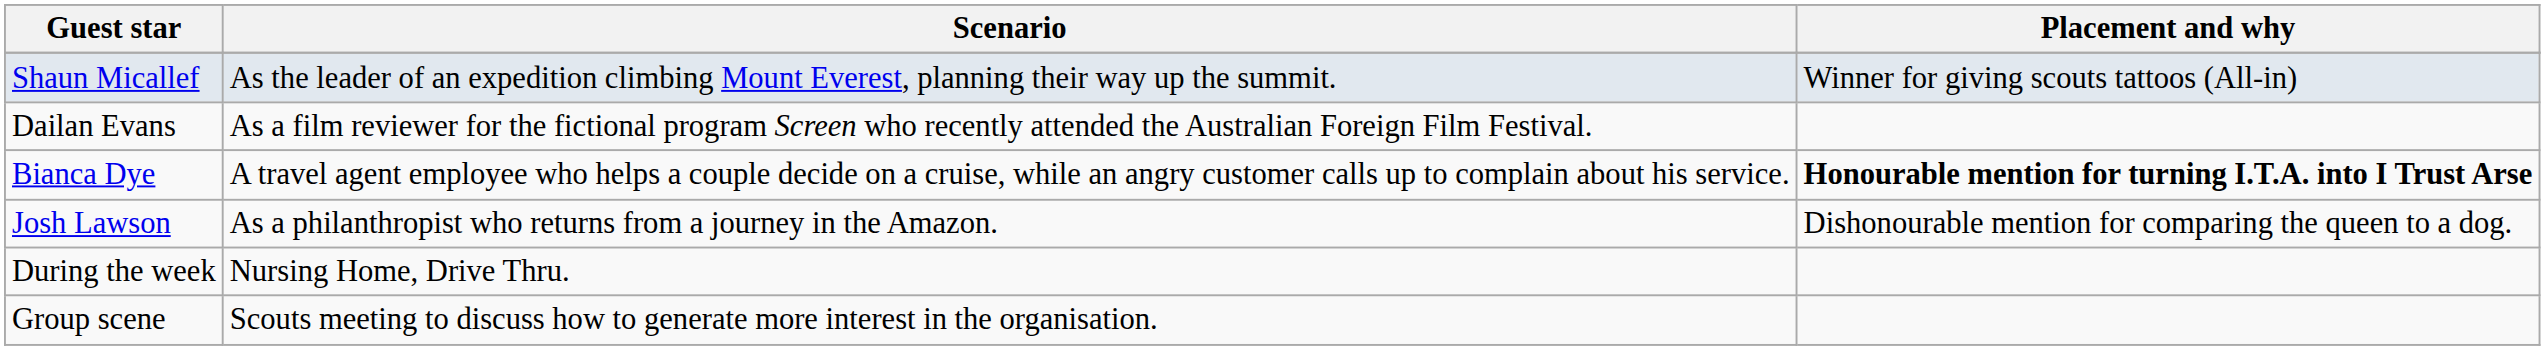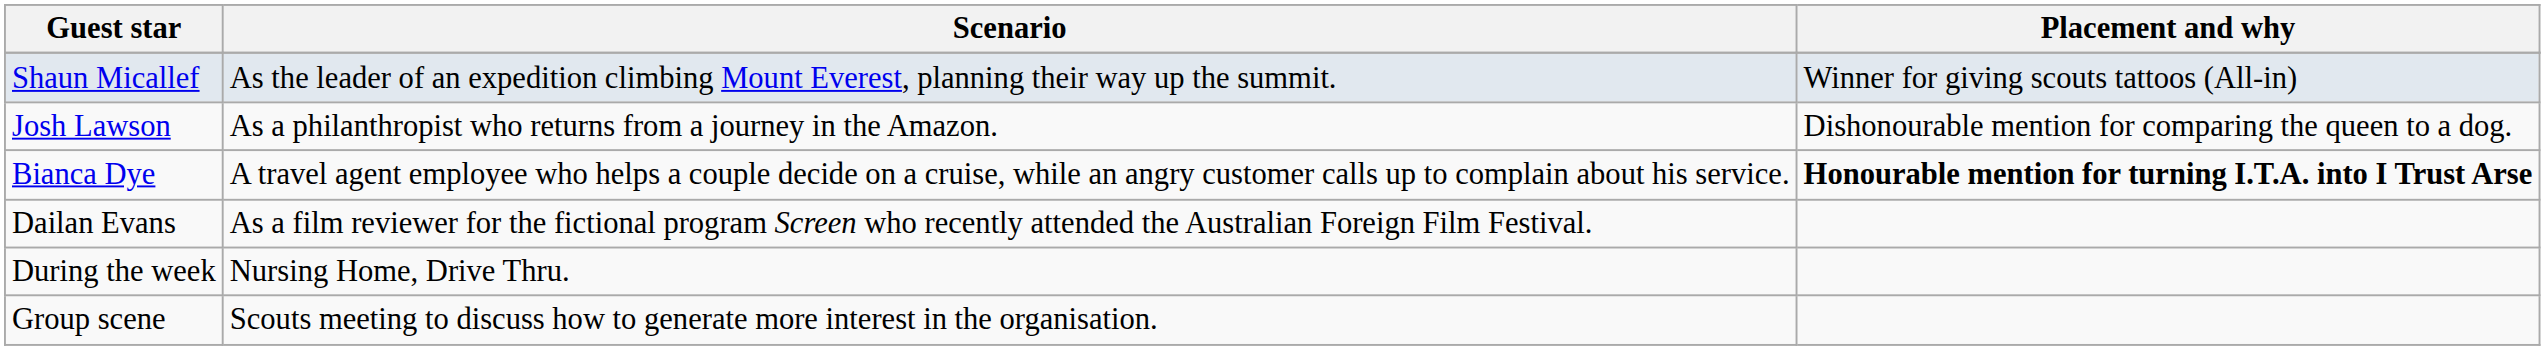rows swapped: (94, 125) <-> (91, 222)
